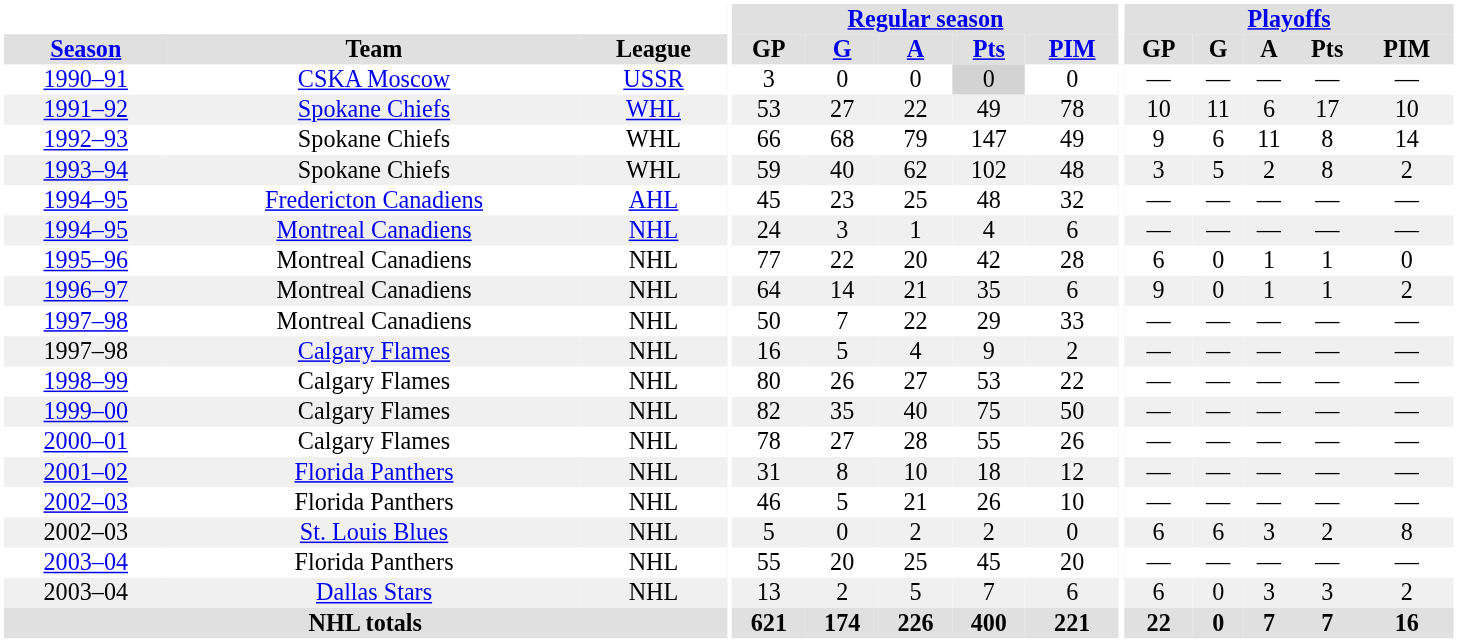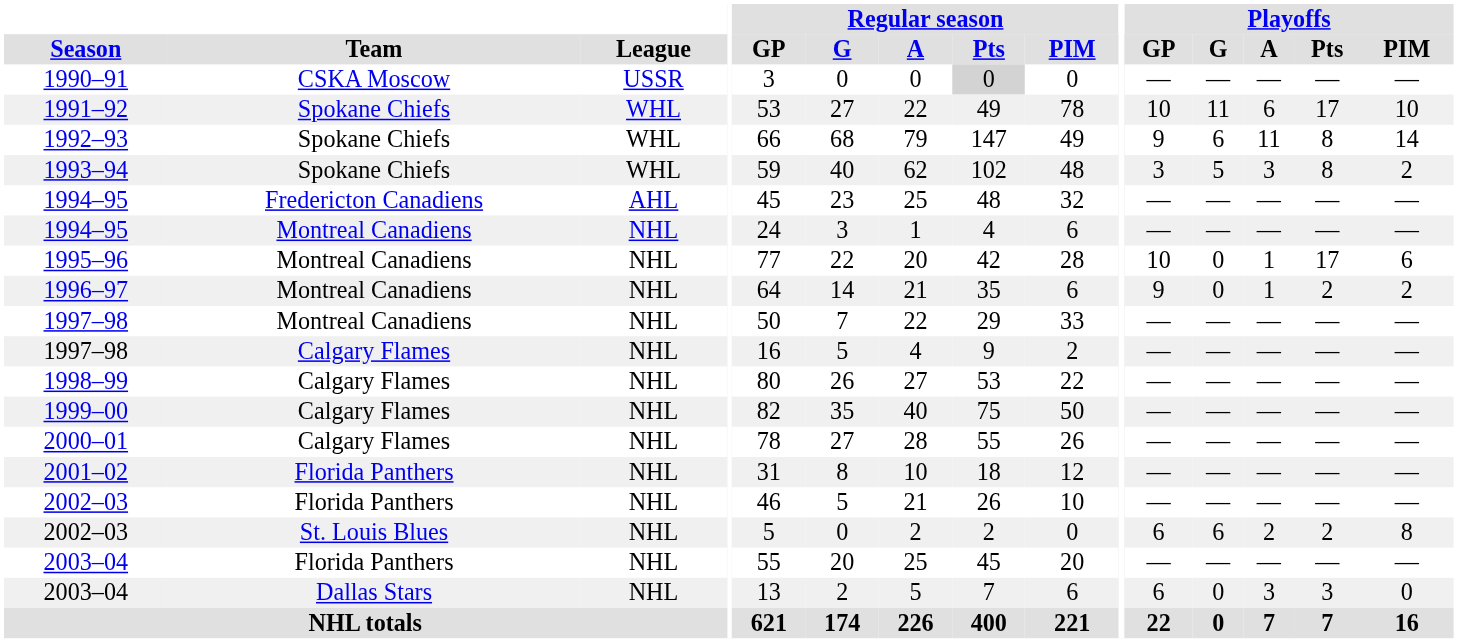(1269, 169) 2 -> (1269, 169) 3
(1159, 260) 6 -> (1159, 260) 10
(1327, 260) 1 -> (1327, 260) 17
(1407, 260) 0 -> (1407, 260) 6
(1327, 290) 1 -> (1327, 290) 2
(1269, 532) 3 -> (1269, 532) 2
(1407, 592) 2 -> (1407, 592) 0
